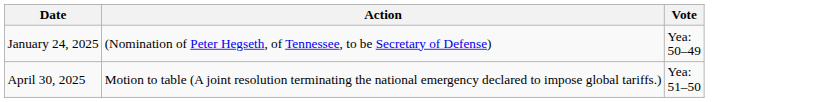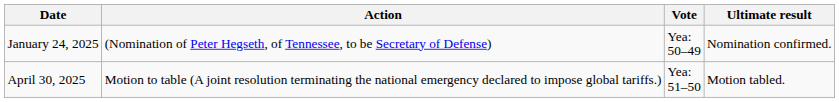+ column: (769, 15)
